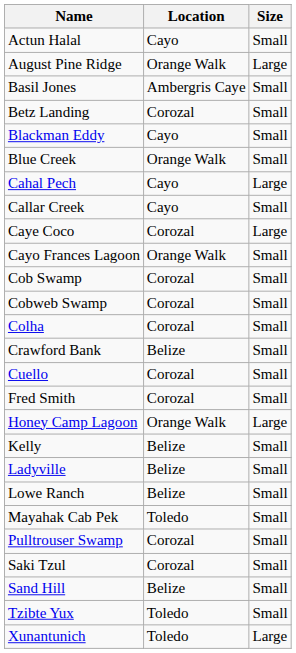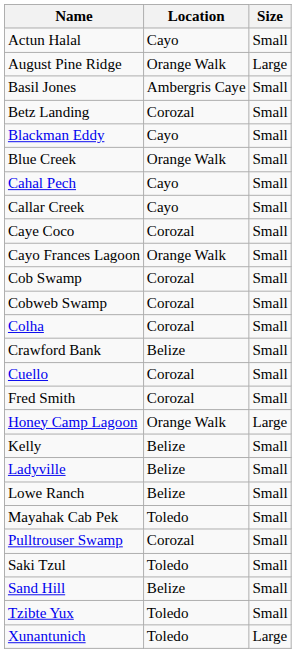(270, 183) Large -> (270, 183) Small
(270, 231) Large -> (270, 231) Small
(171, 565) Corozal -> (168, 565) Toledo
